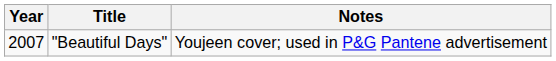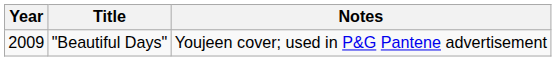(26, 42) 2007 -> (26, 42) 2009
